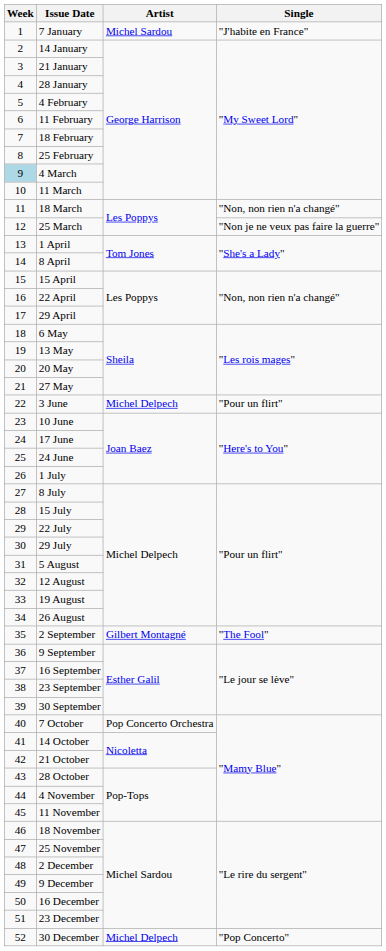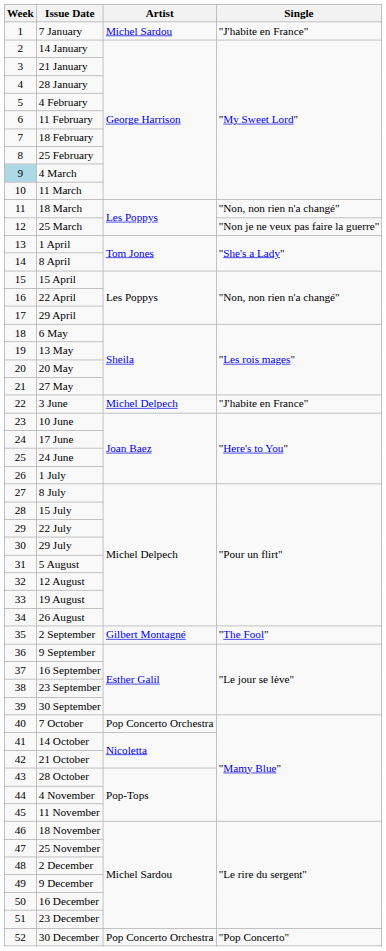(251, 404) "Pour un flirt" -> (263, 404) "J'habite en France"
(142, 937) Michel Delpech -> (160, 937) Pop Concerto Orchestra
